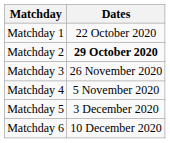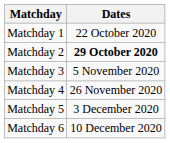(116, 71) 26 November 2020 -> (116, 71) 5 November 2020
(116, 90) 5 November 2020 -> (116, 90) 26 November 2020
